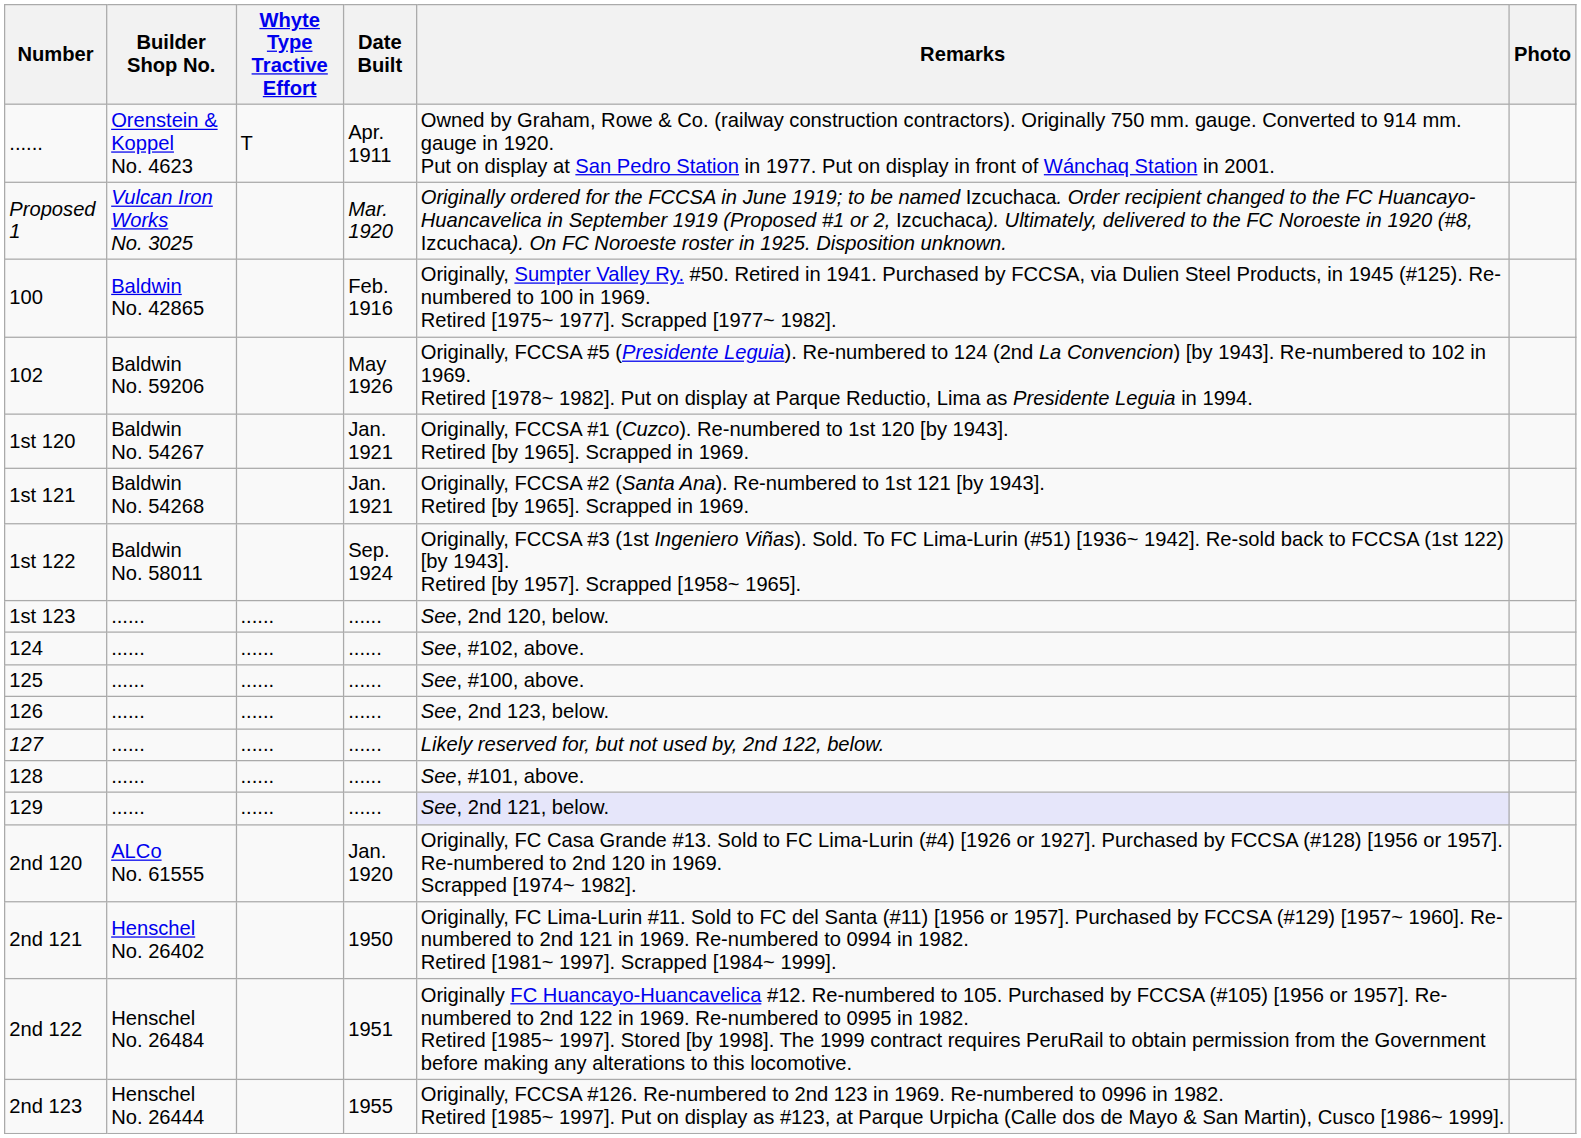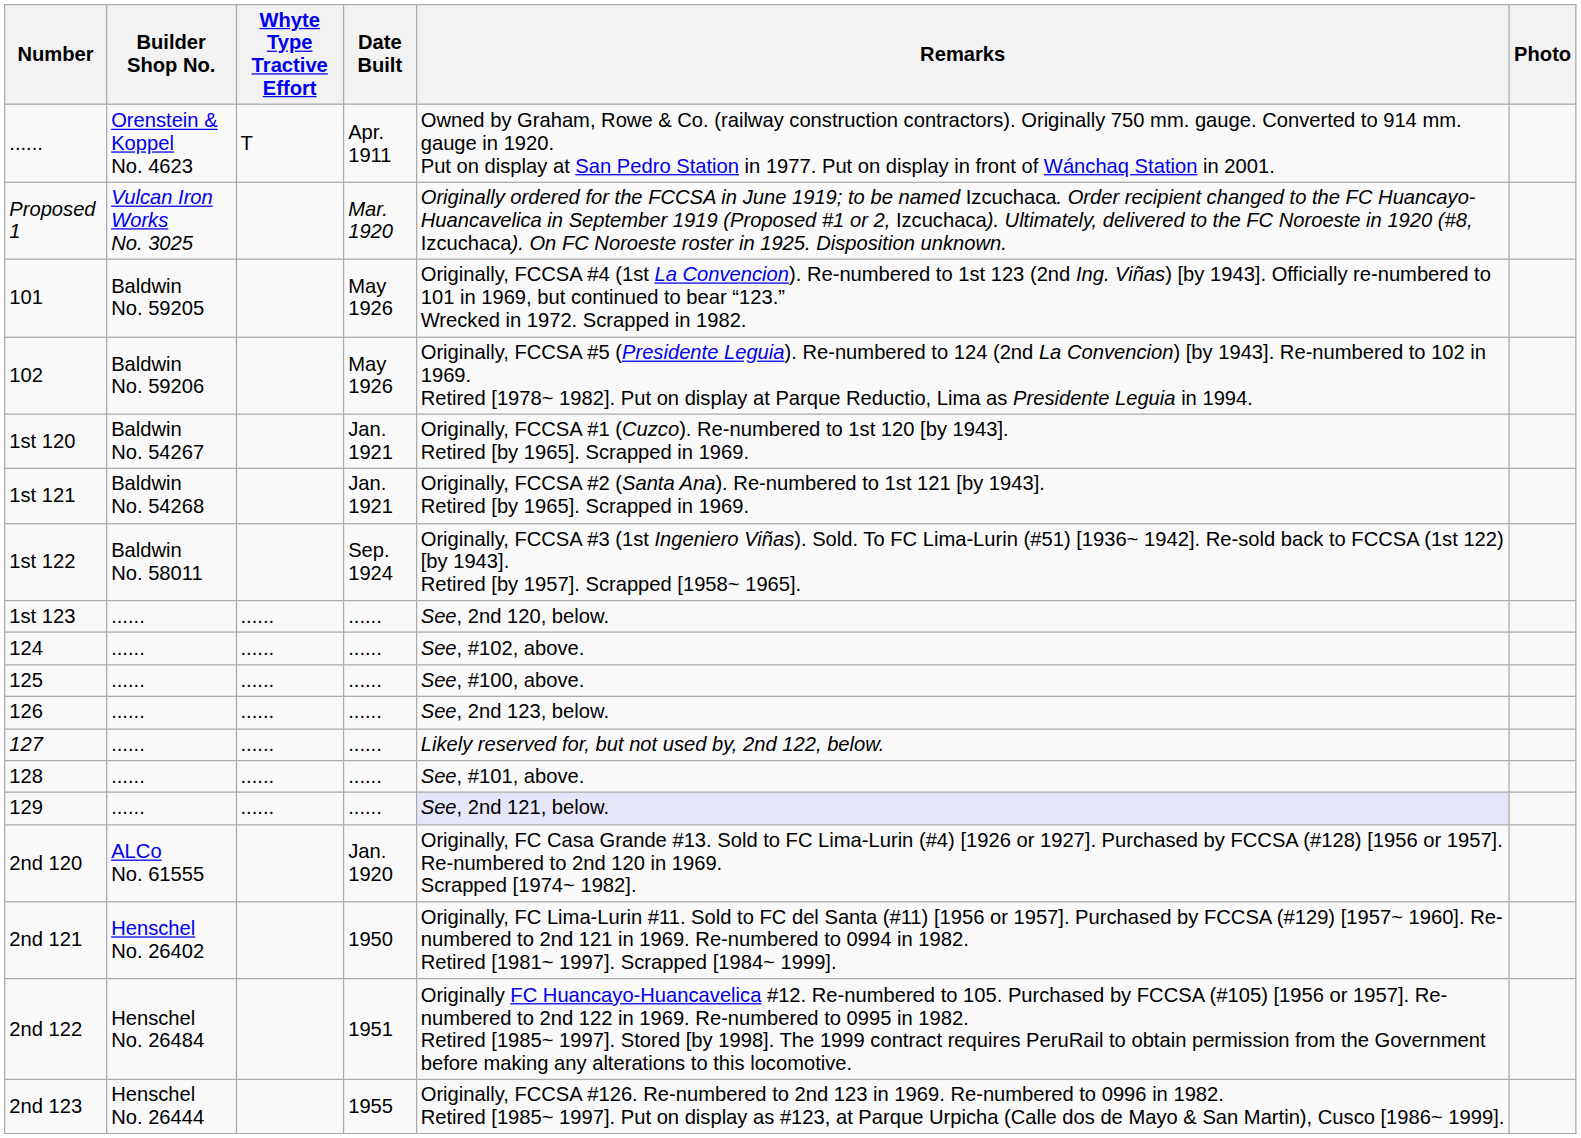- row: (26, 297)
+ row: (26, 297)
